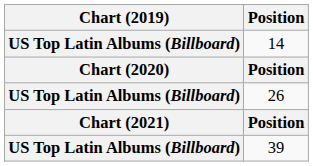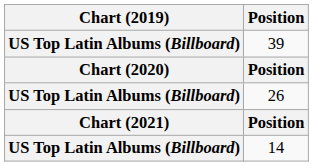rows swapped: (276, 43) <-> (276, 148)
